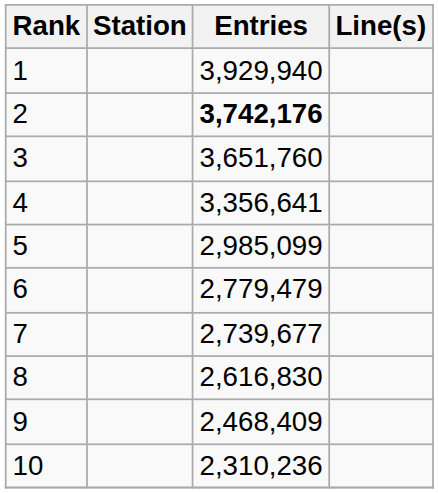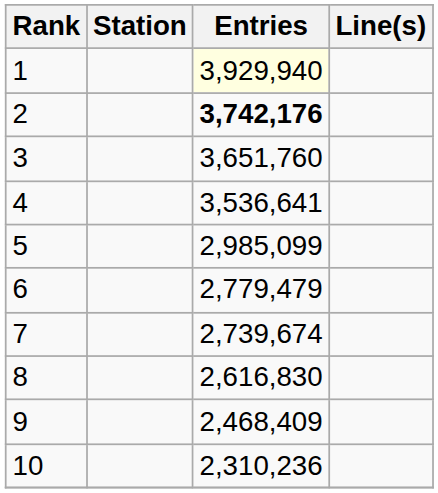(261, 70) no background -> (261, 70) lightyellow background
(261, 202) 3,356,641 -> (261, 202) 3,536,641
(261, 333) 2,739,677 -> (261, 333) 2,739,674
